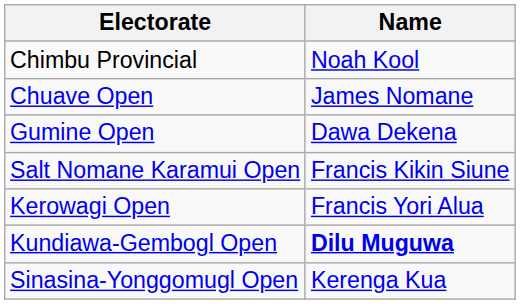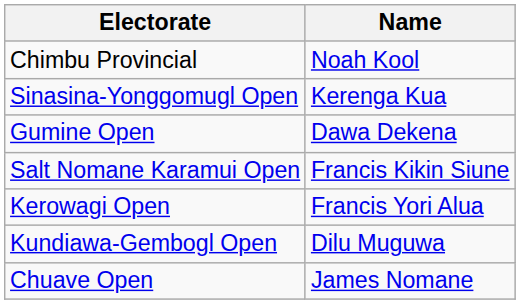rows swapped: (82, 96) <-> (154, 280)
(382, 243) bold -> (378, 243) normal
